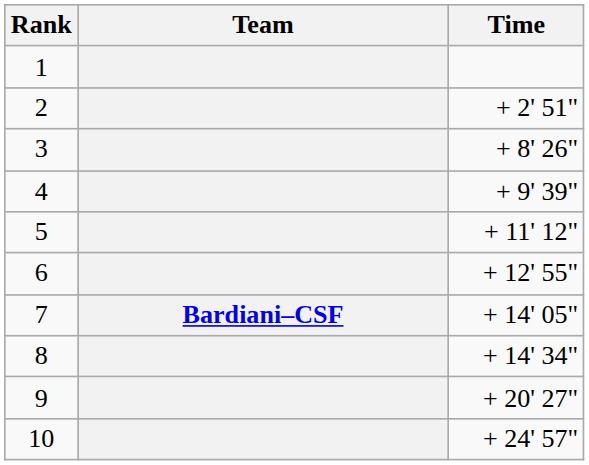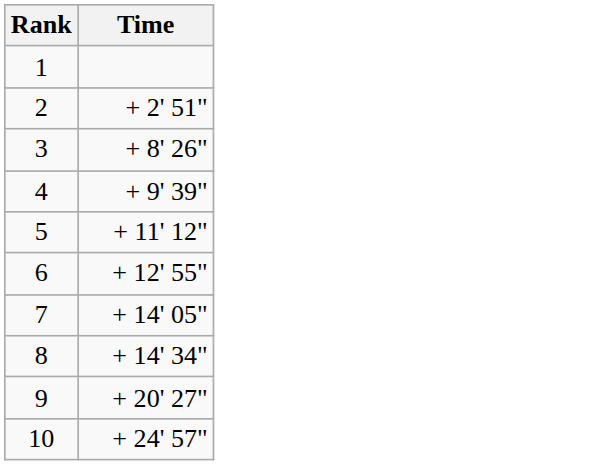- column: (263, 25)
